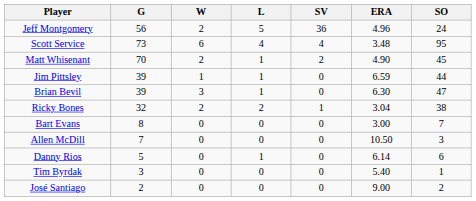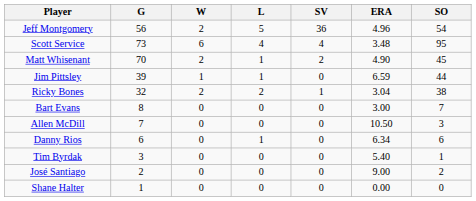(441, 28) 24 -> (441, 28) 54
- row: (58, 92)
(141, 156) 5 -> (141, 140) 6
(381, 156) 6.14 -> (381, 140) 6.34
+ row: (58, 188)
